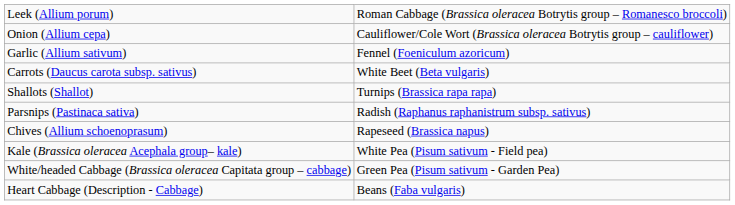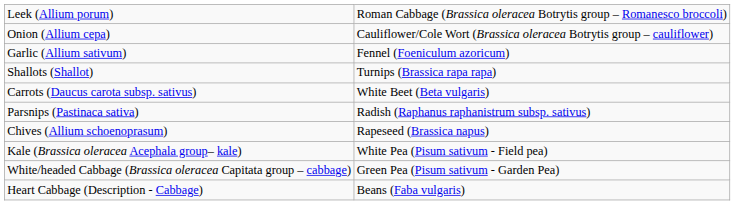rows swapped: (50, 92) <-> (102, 72)
